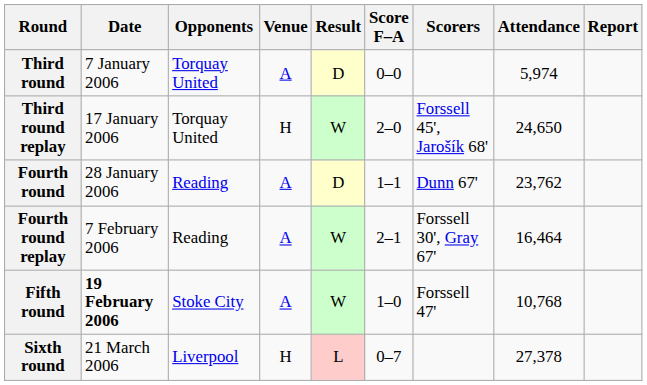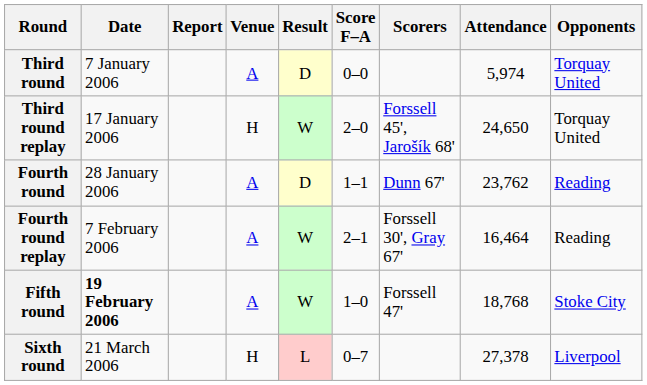columns swapped: (214, 27) <-> (613, 27)
(539, 302) 10,768 -> (506, 302) 18,768
